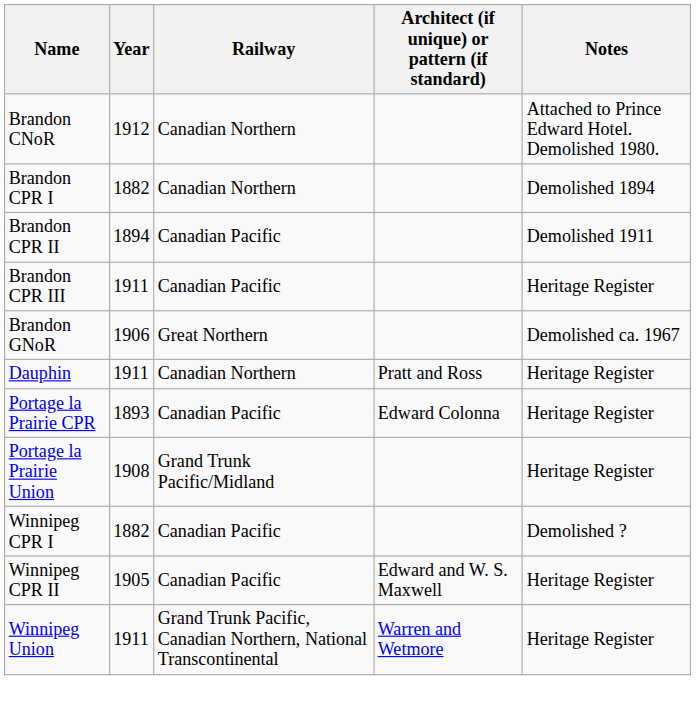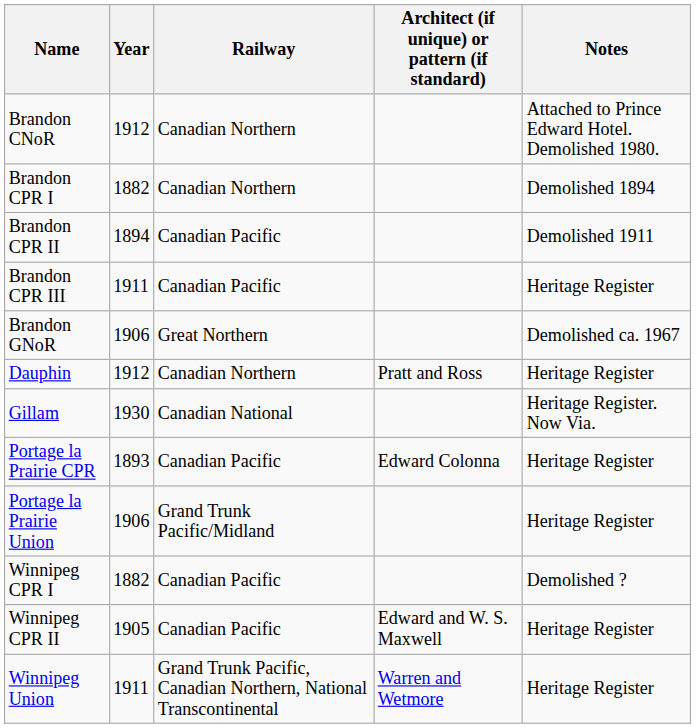(131, 373) 1911 -> (131, 373) 1912
+ row: (34, 412)
(131, 471) 1908 -> (131, 520) 1906
